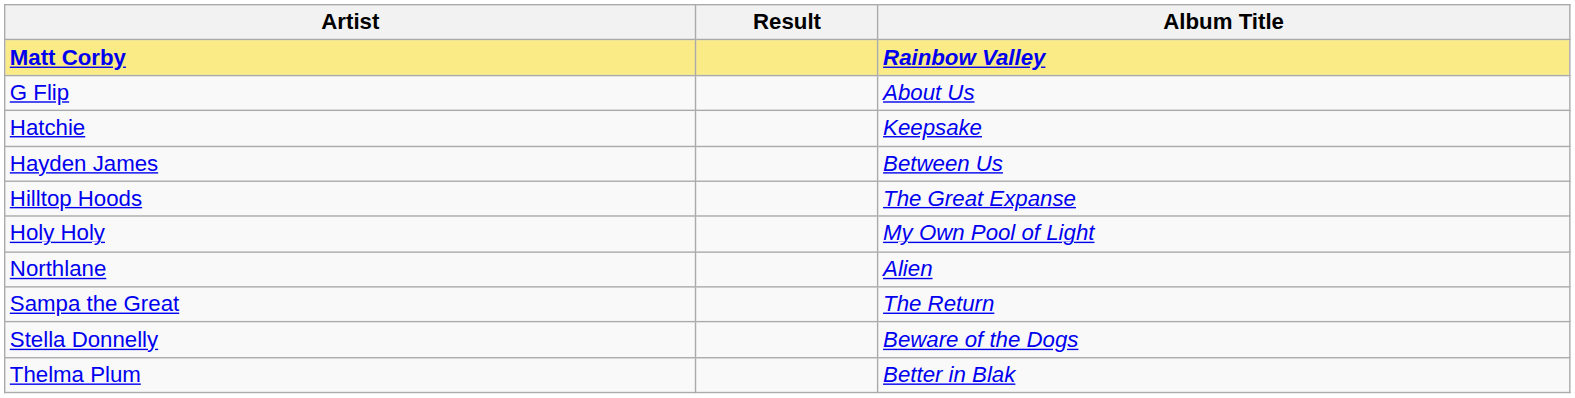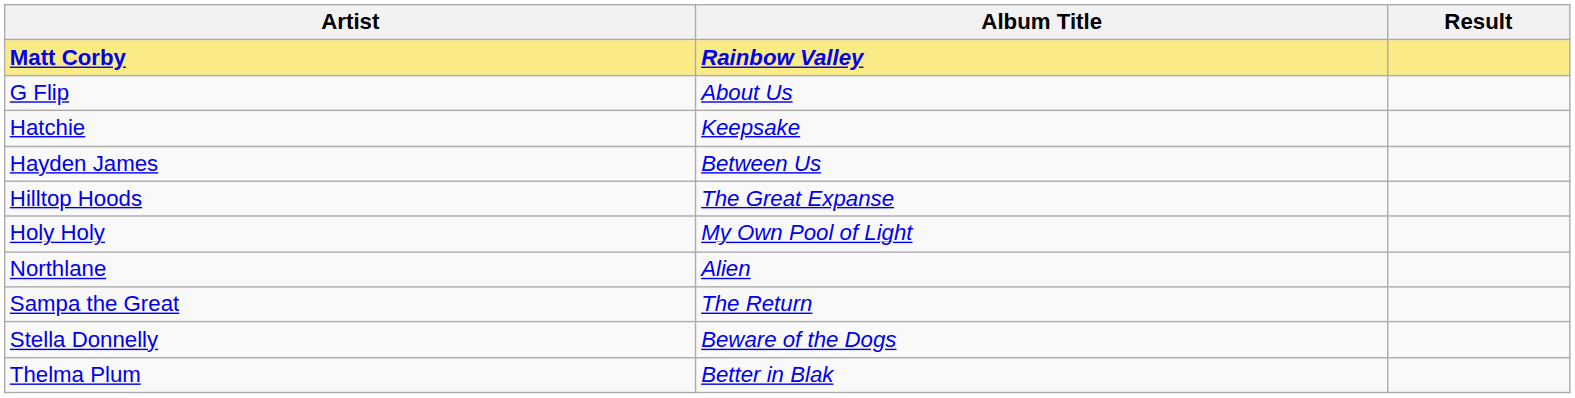columns swapped: (1224, 22) <-> (787, 22)
